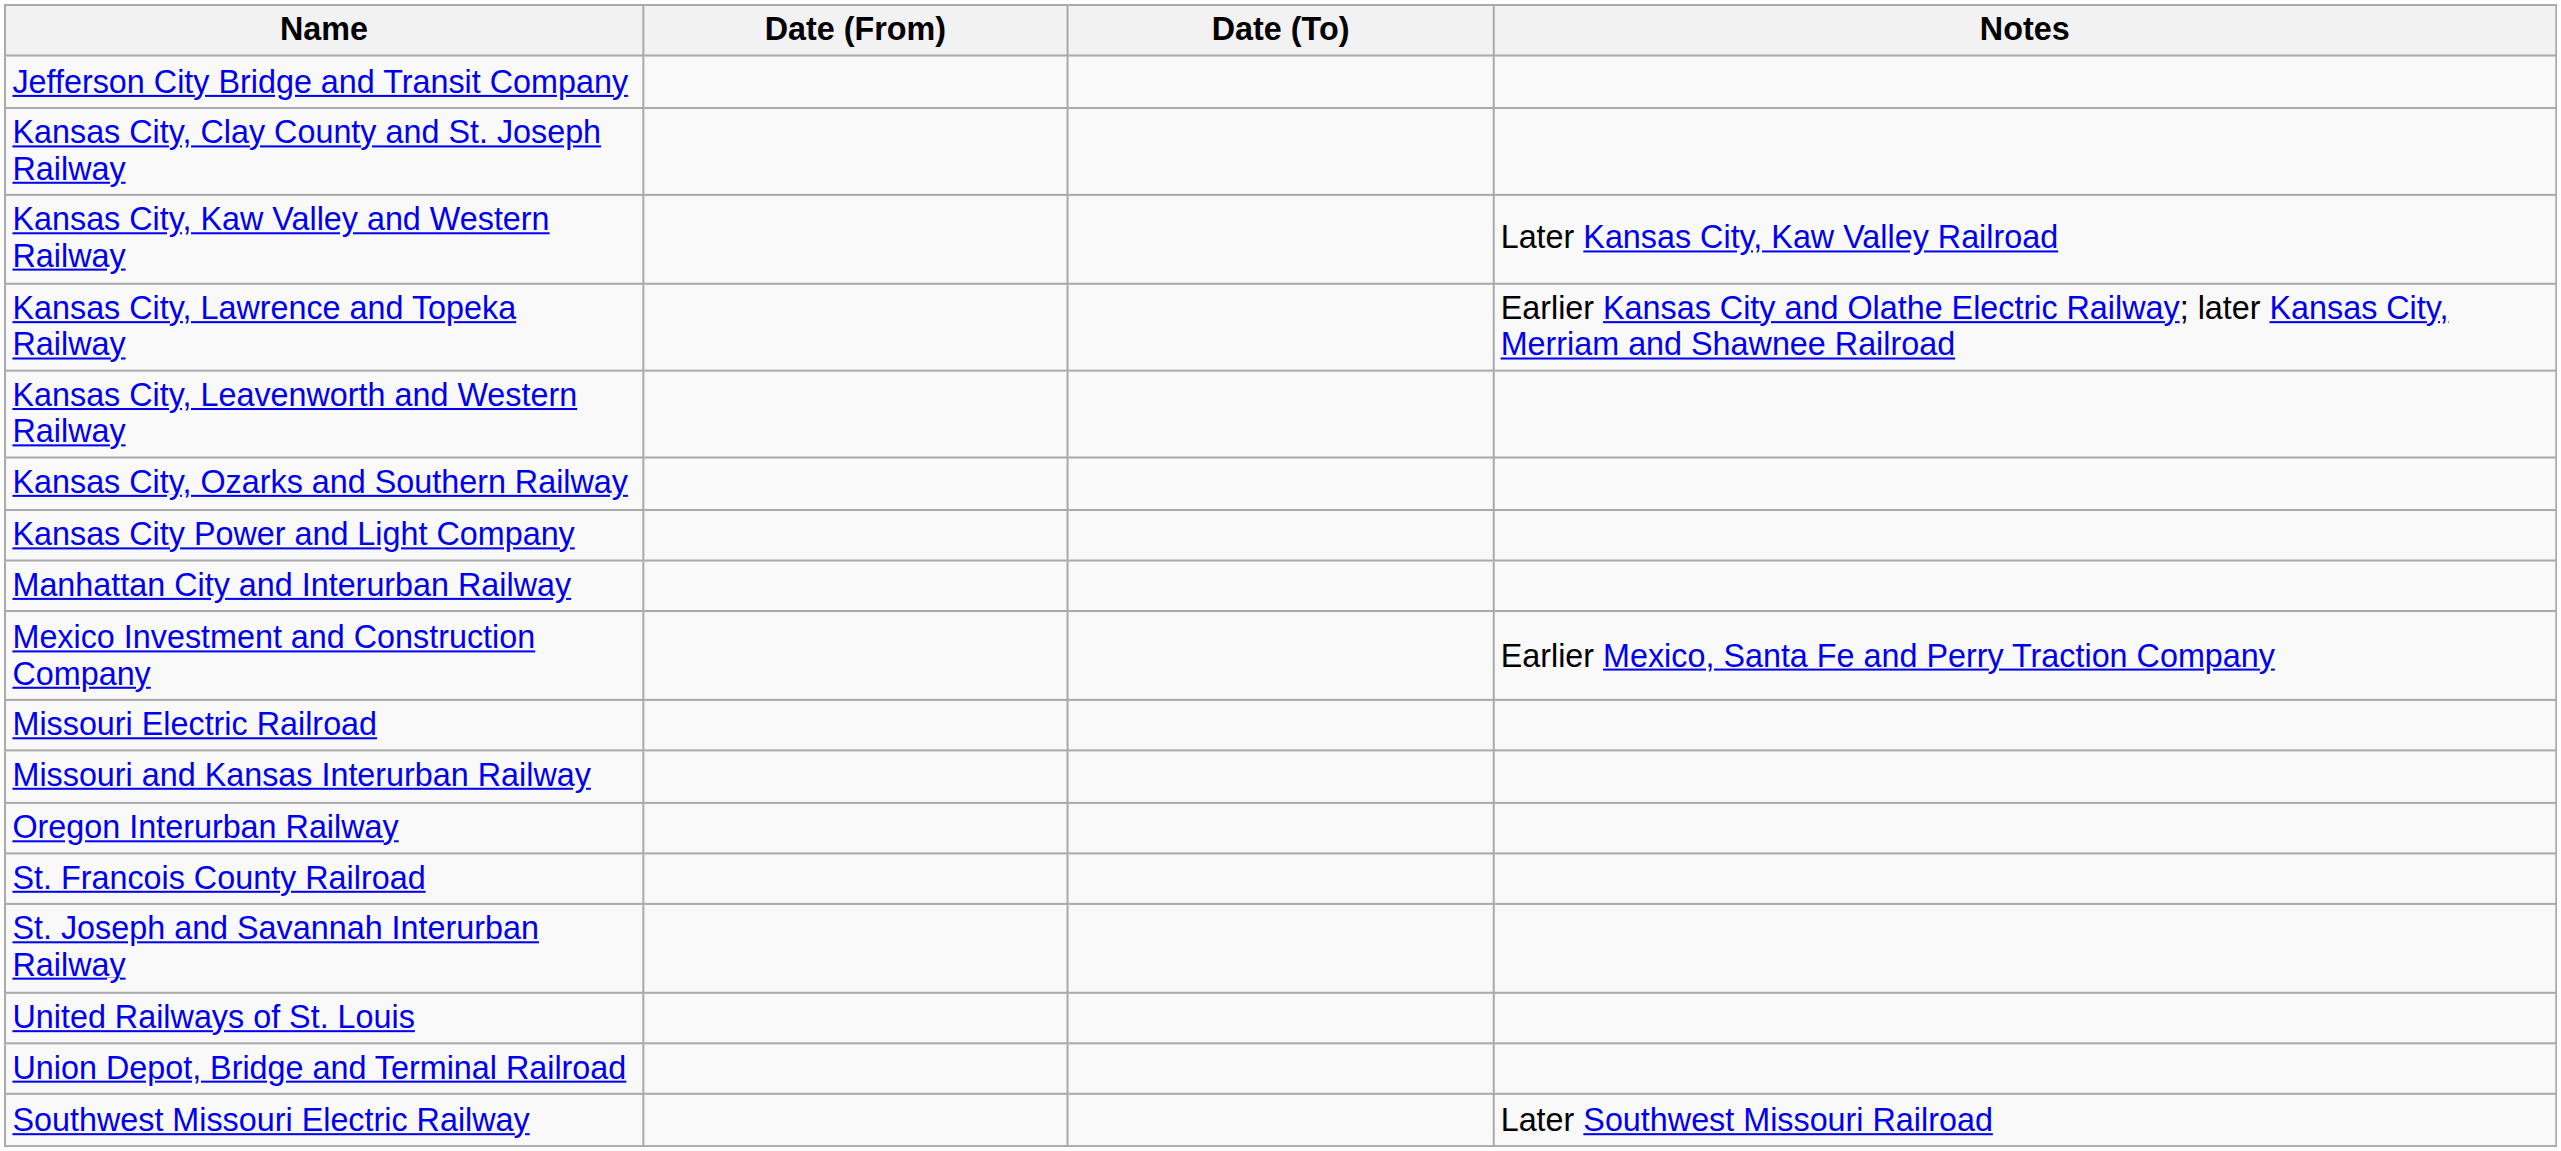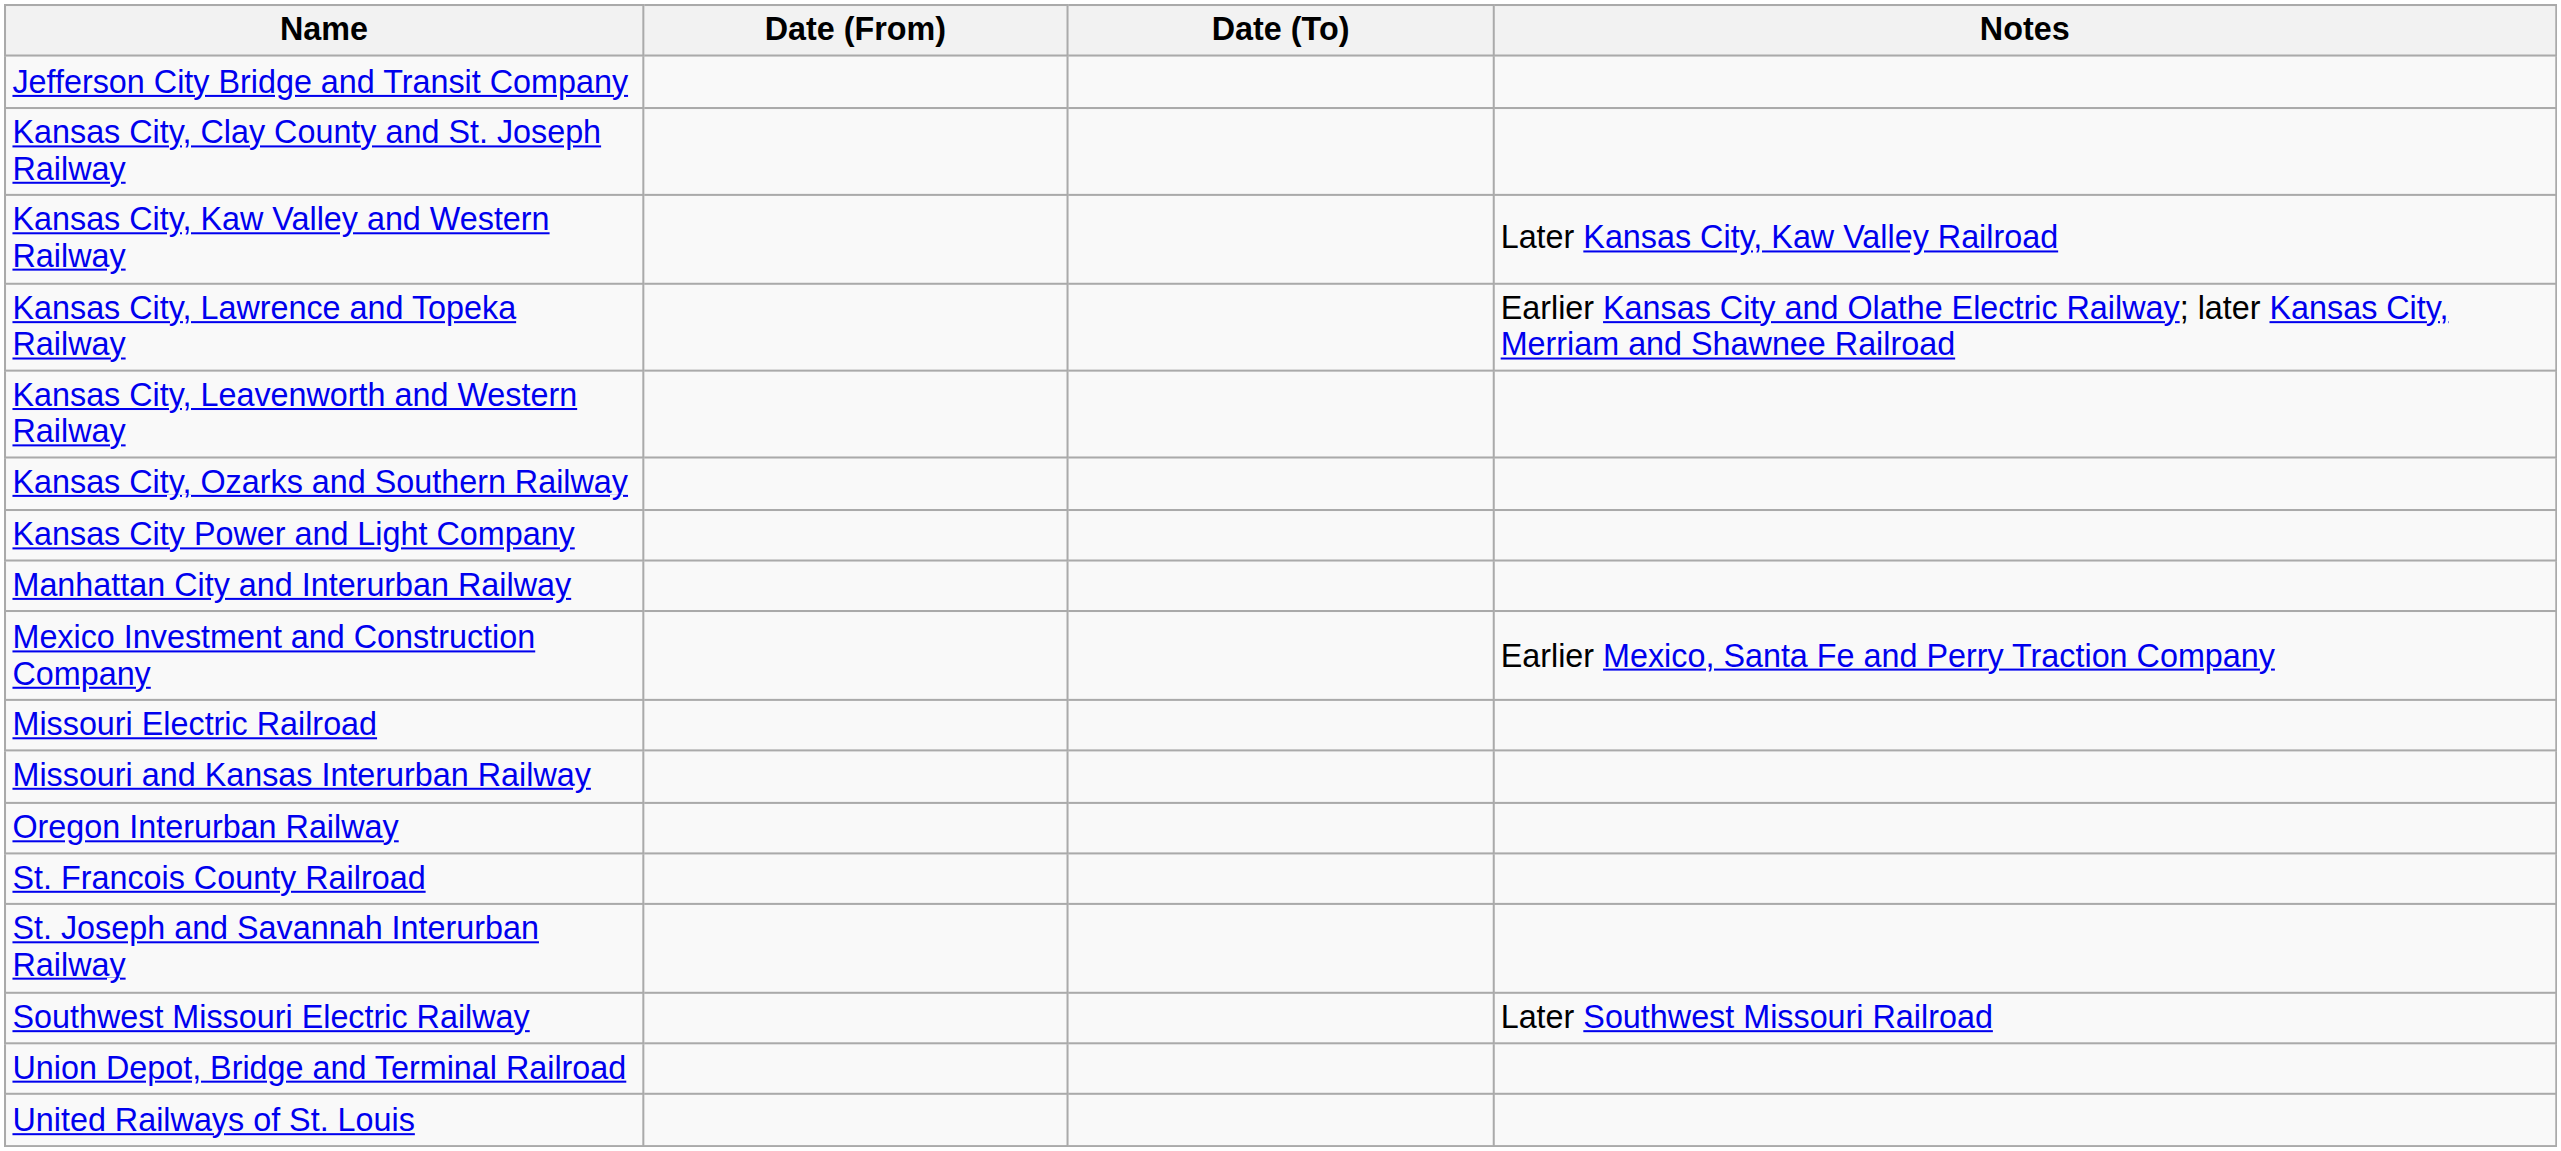rows swapped: (271, 1119) <-> (214, 1017)
